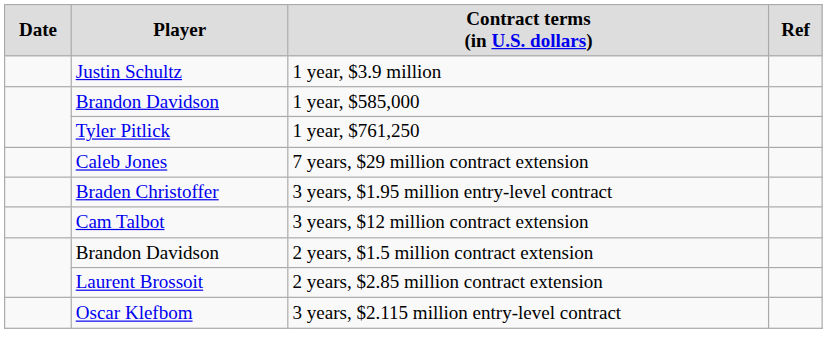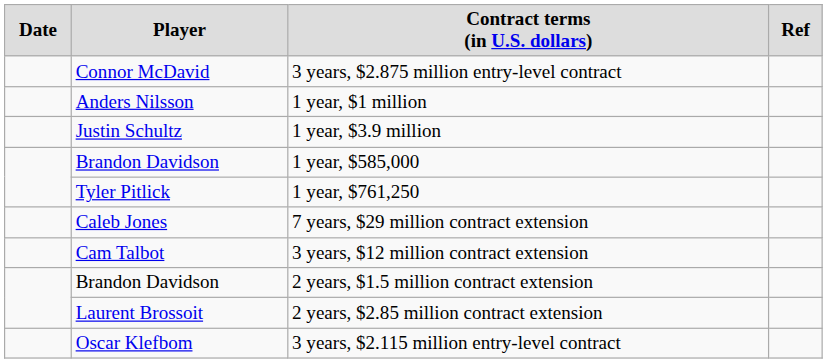+ row: (457, 71)
+ row: (359, 101)
- row: (452, 191)
